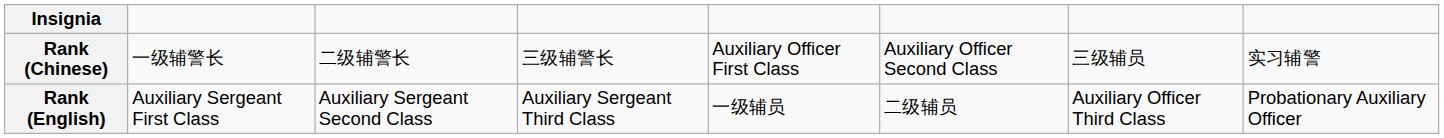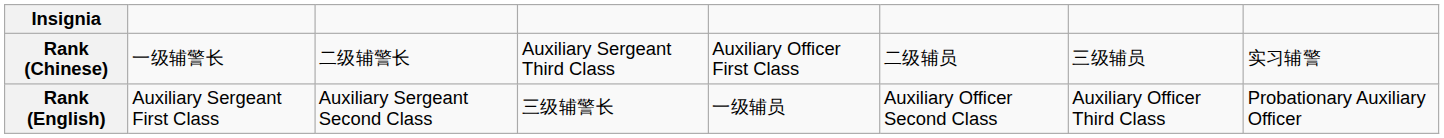(568, 58) 三级辅警长 -> (597, 58) Auxiliary Sergeant Third Class
(948, 58) Auxiliary Officer Second Class -> (921, 58) 二级辅员
(597, 108) Auxiliary Sergeant Third Class -> (568, 107) 三级辅警长
(921, 107) 二级辅员 -> (948, 108) Auxiliary Officer Second Class
